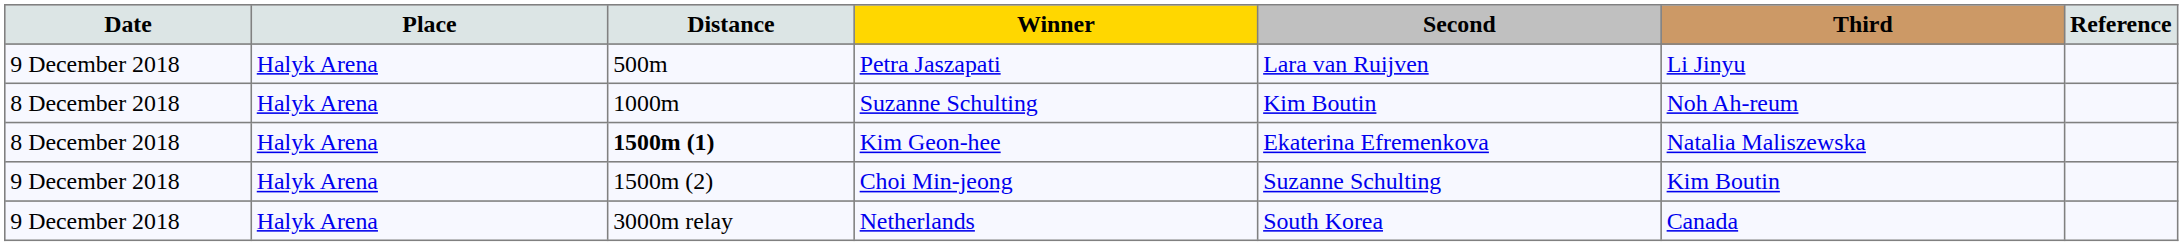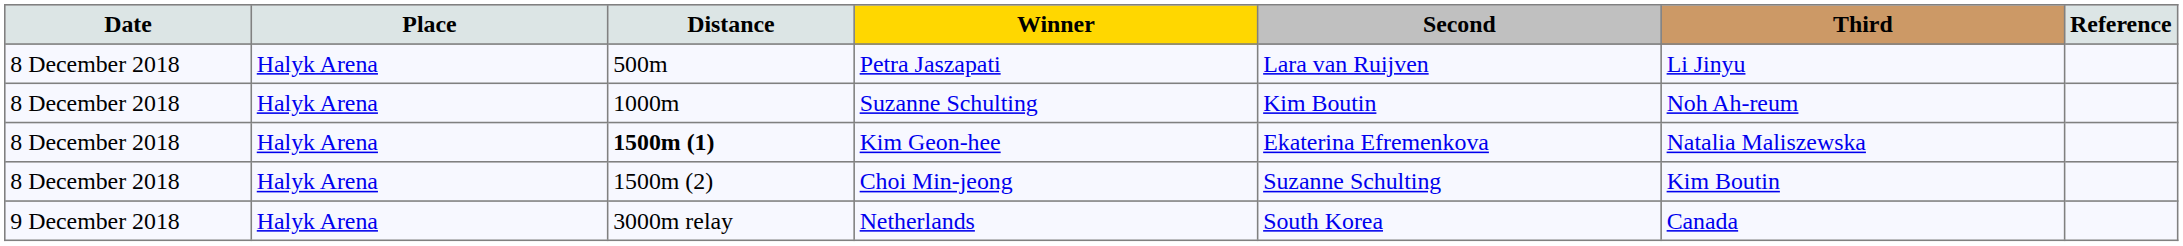(95, 63) 9 December 2018 -> (95, 63) 8 December 2018
(95, 181) 9 December 2018 -> (95, 181) 8 December 2018
